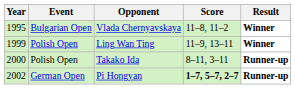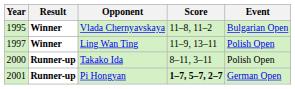columns swapped: (61, 12) <-> (266, 12)
(16, 44) 1999 -> (16, 44) 1997
(16, 76) 2002 -> (16, 76) 2001
